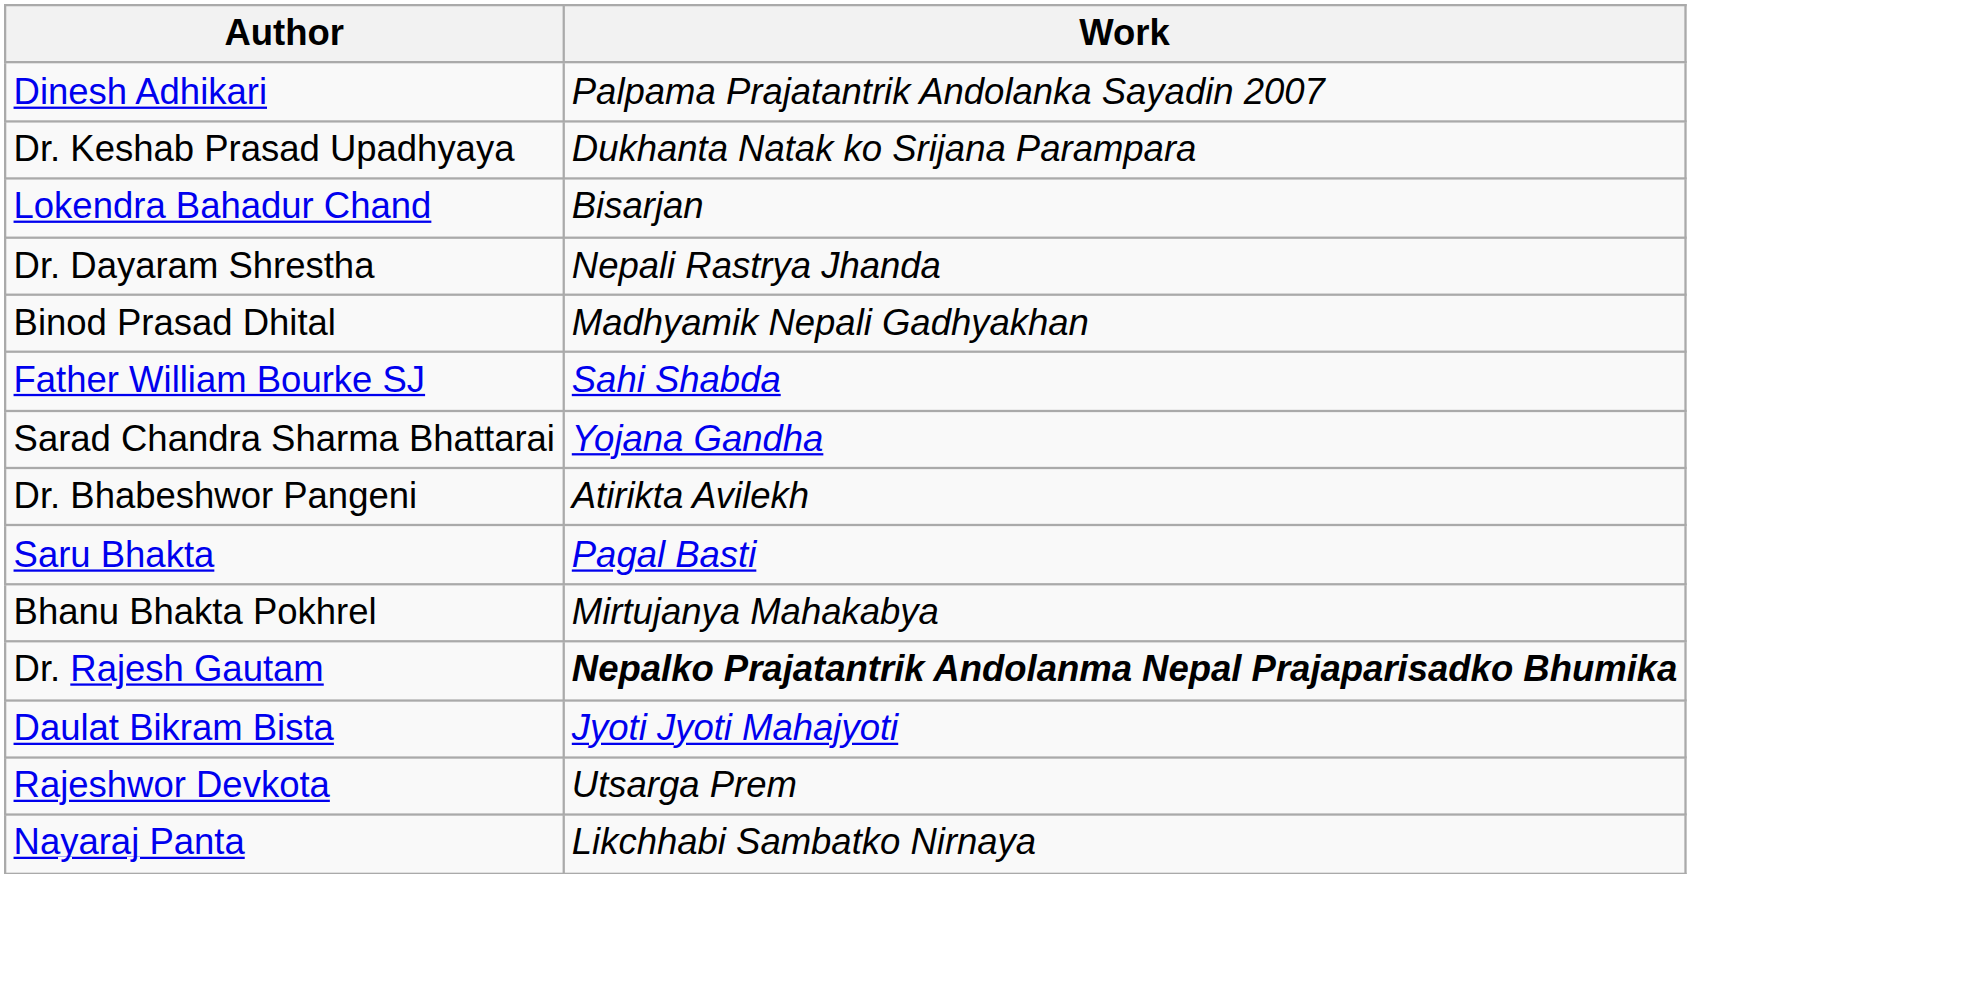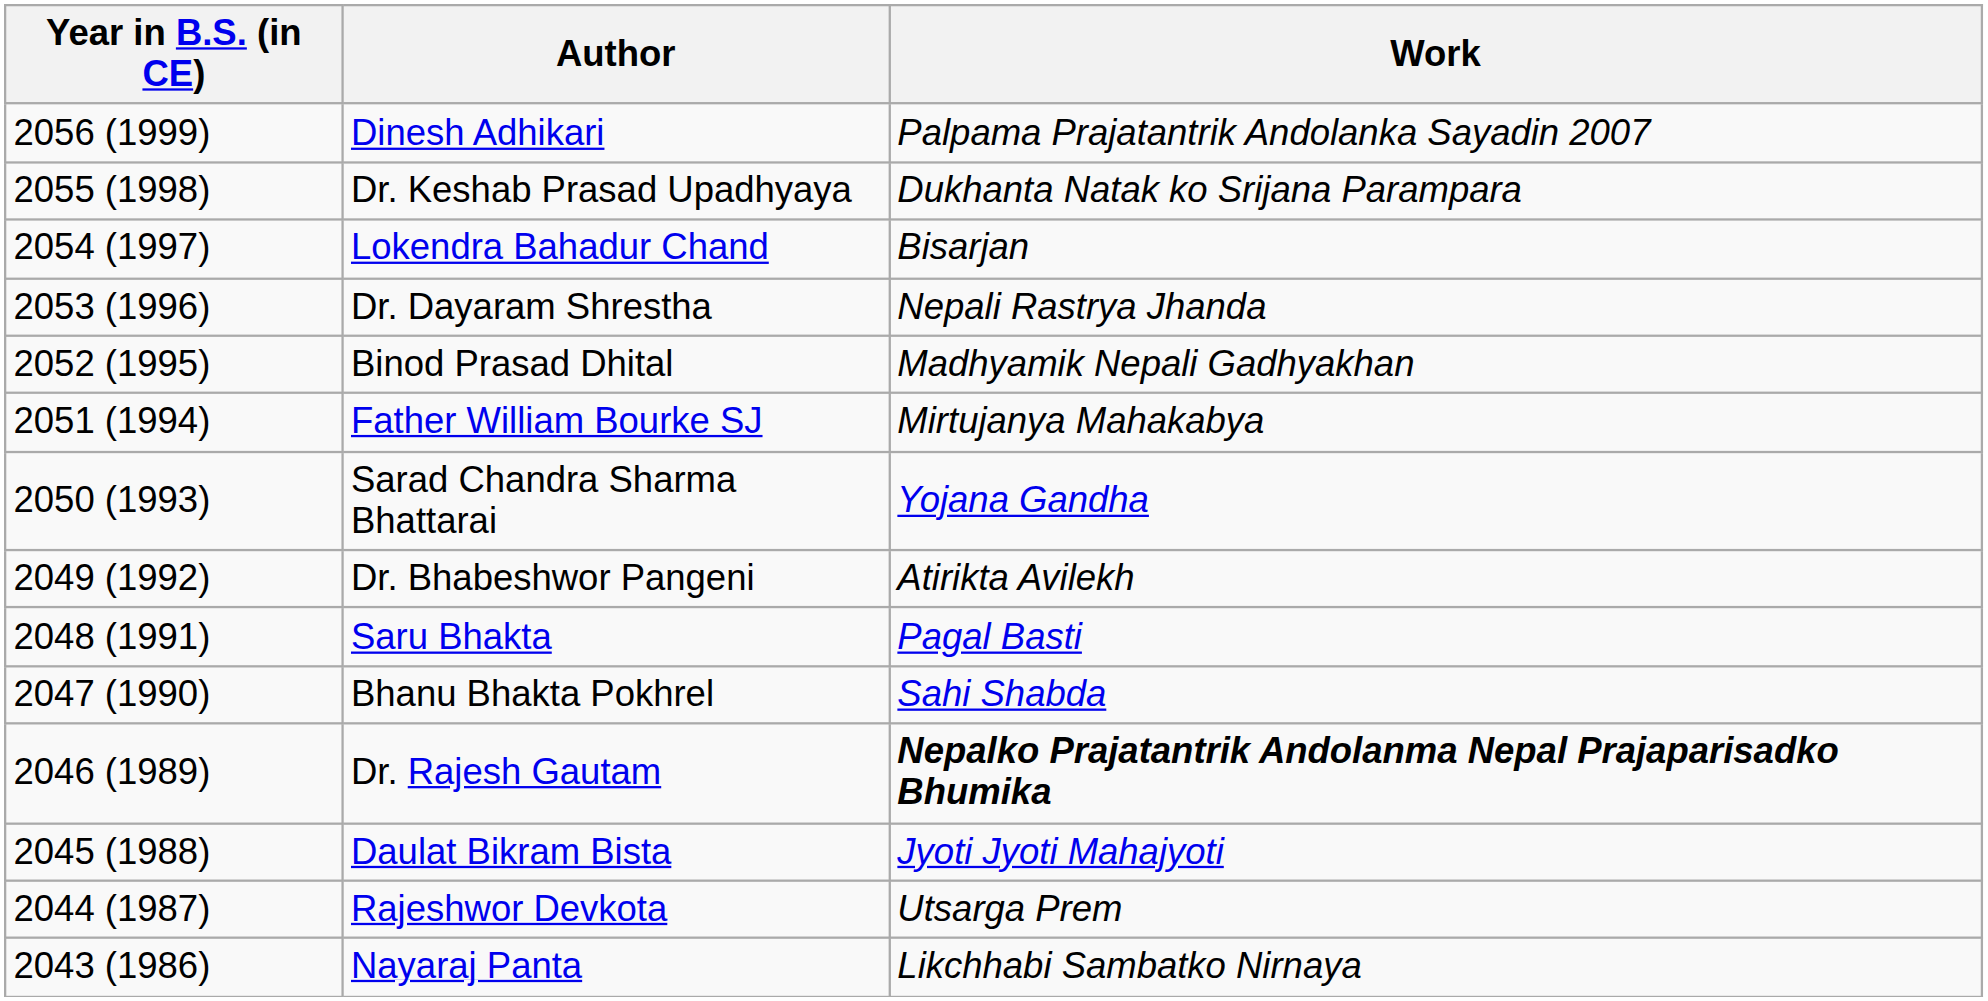+ column: (174, 53)
(676, 380) Sahi Shabda -> (1081, 421) Mirtujanya Mahakabya
(755, 611) Mirtujanya Mahakabya -> (1002, 694) Sahi Shabda
